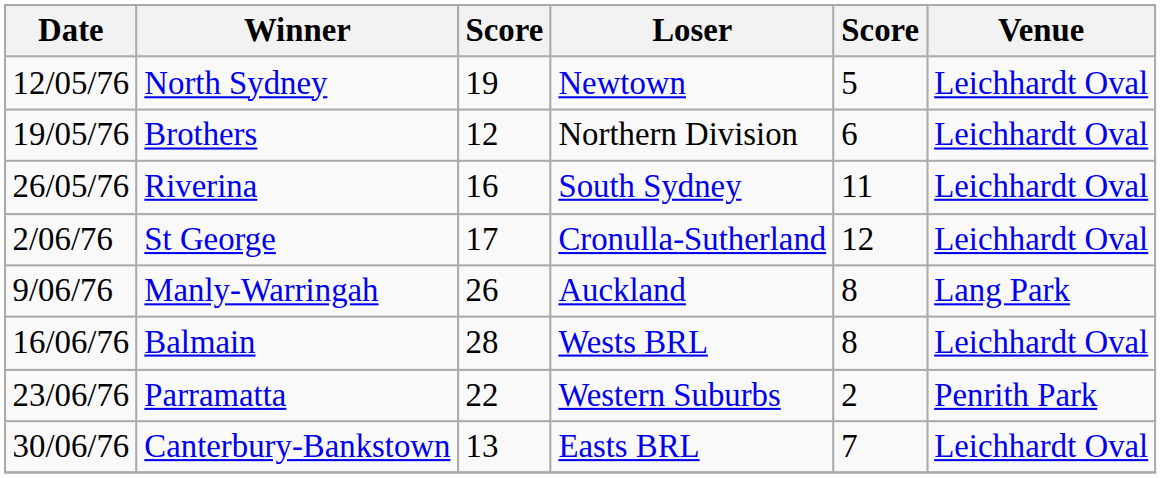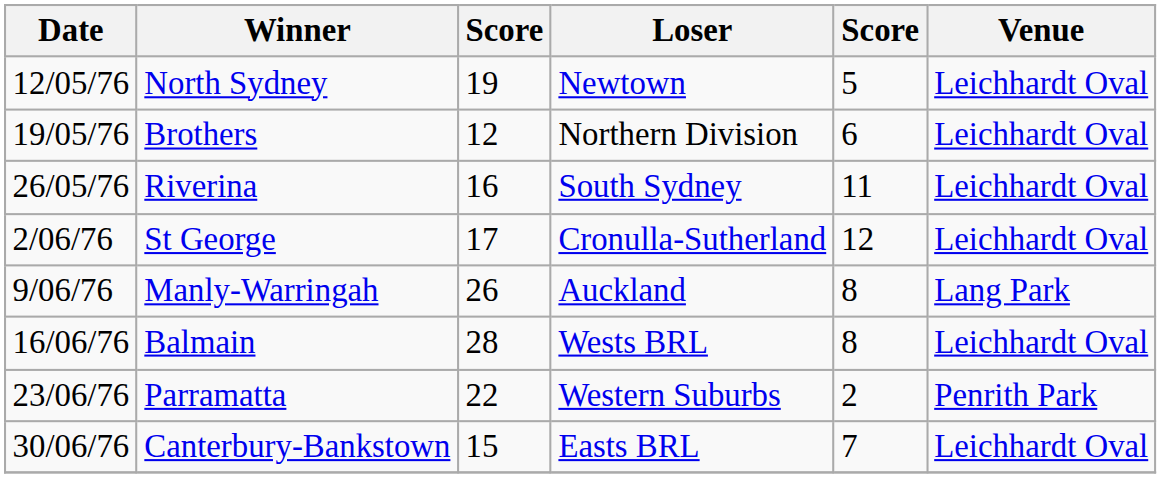(482, 446) 13 -> (482, 446) 15
